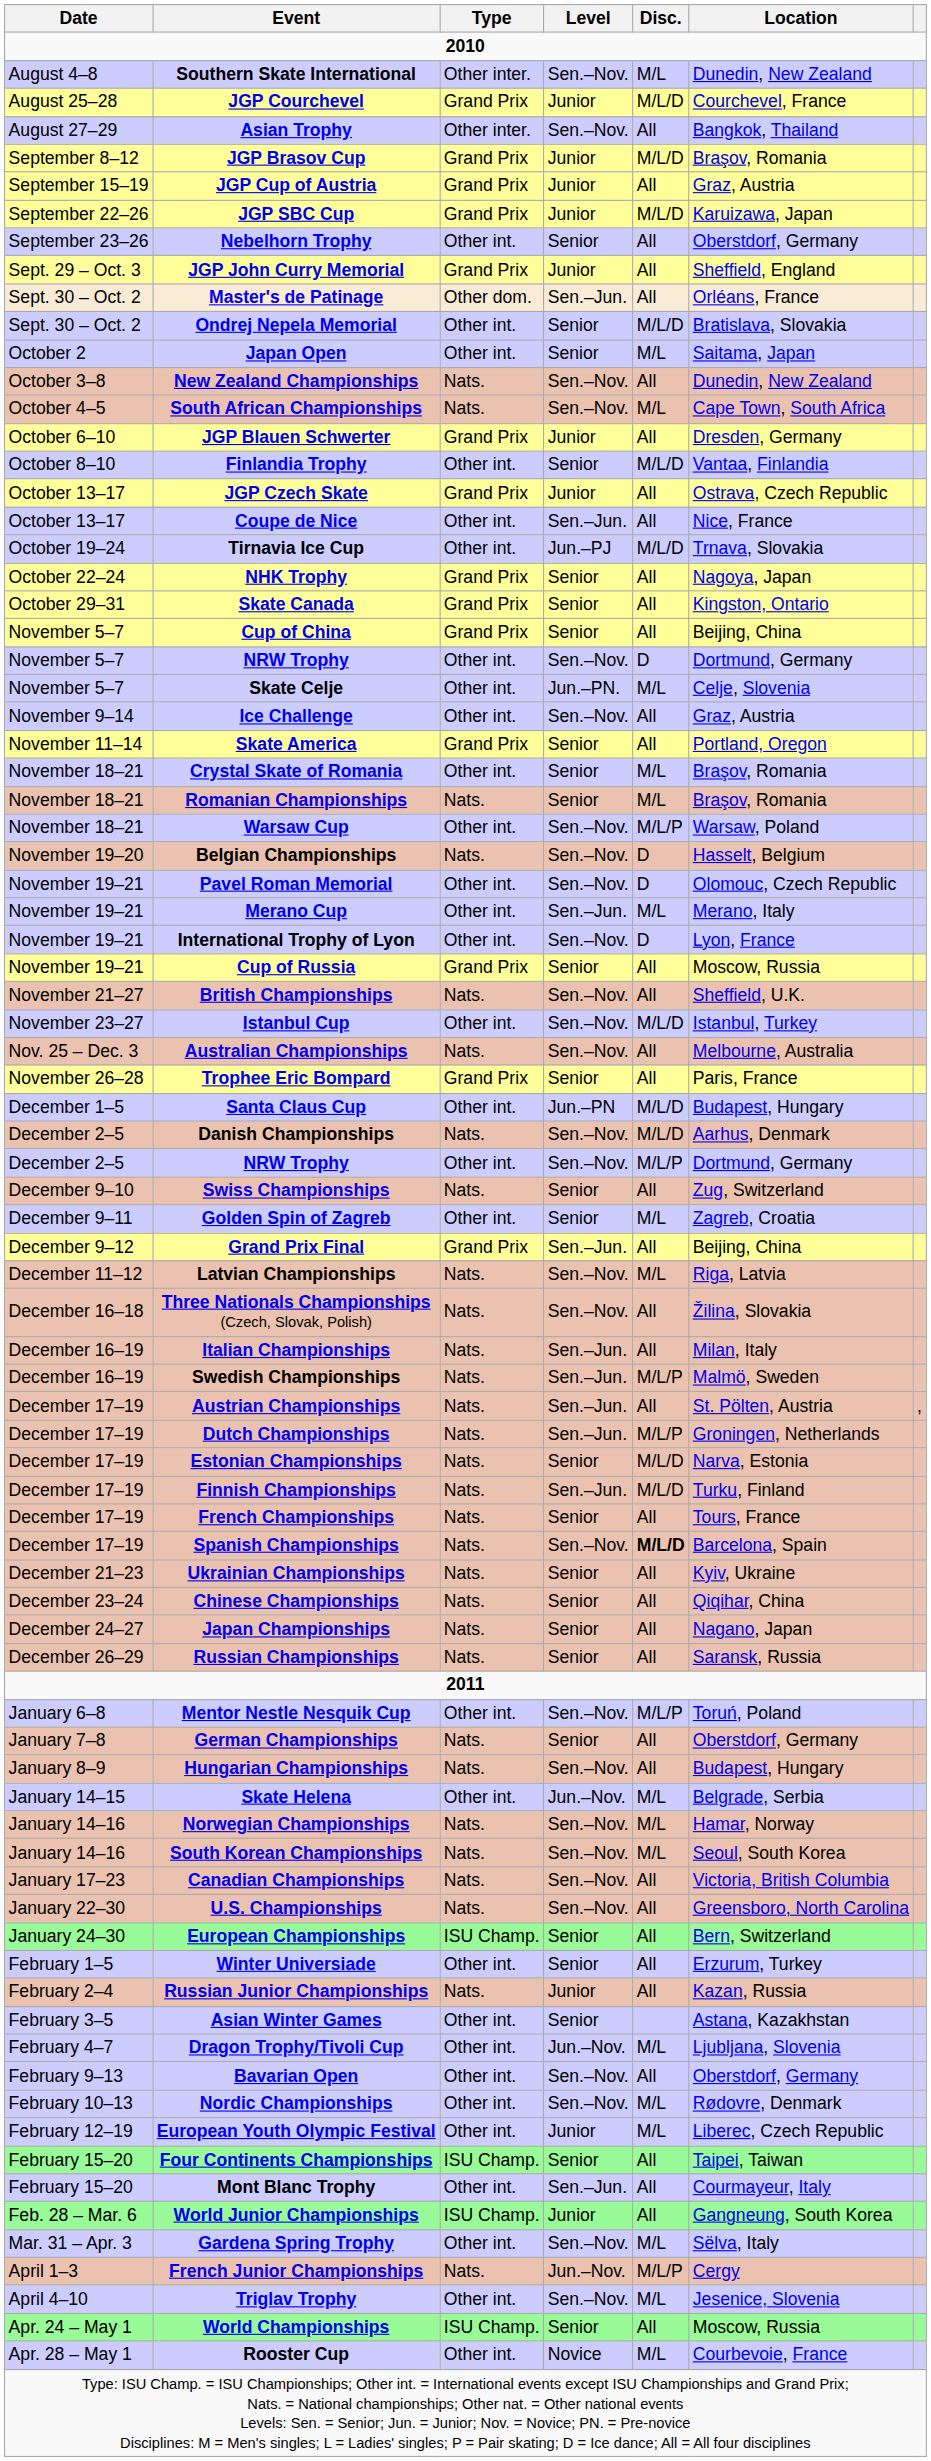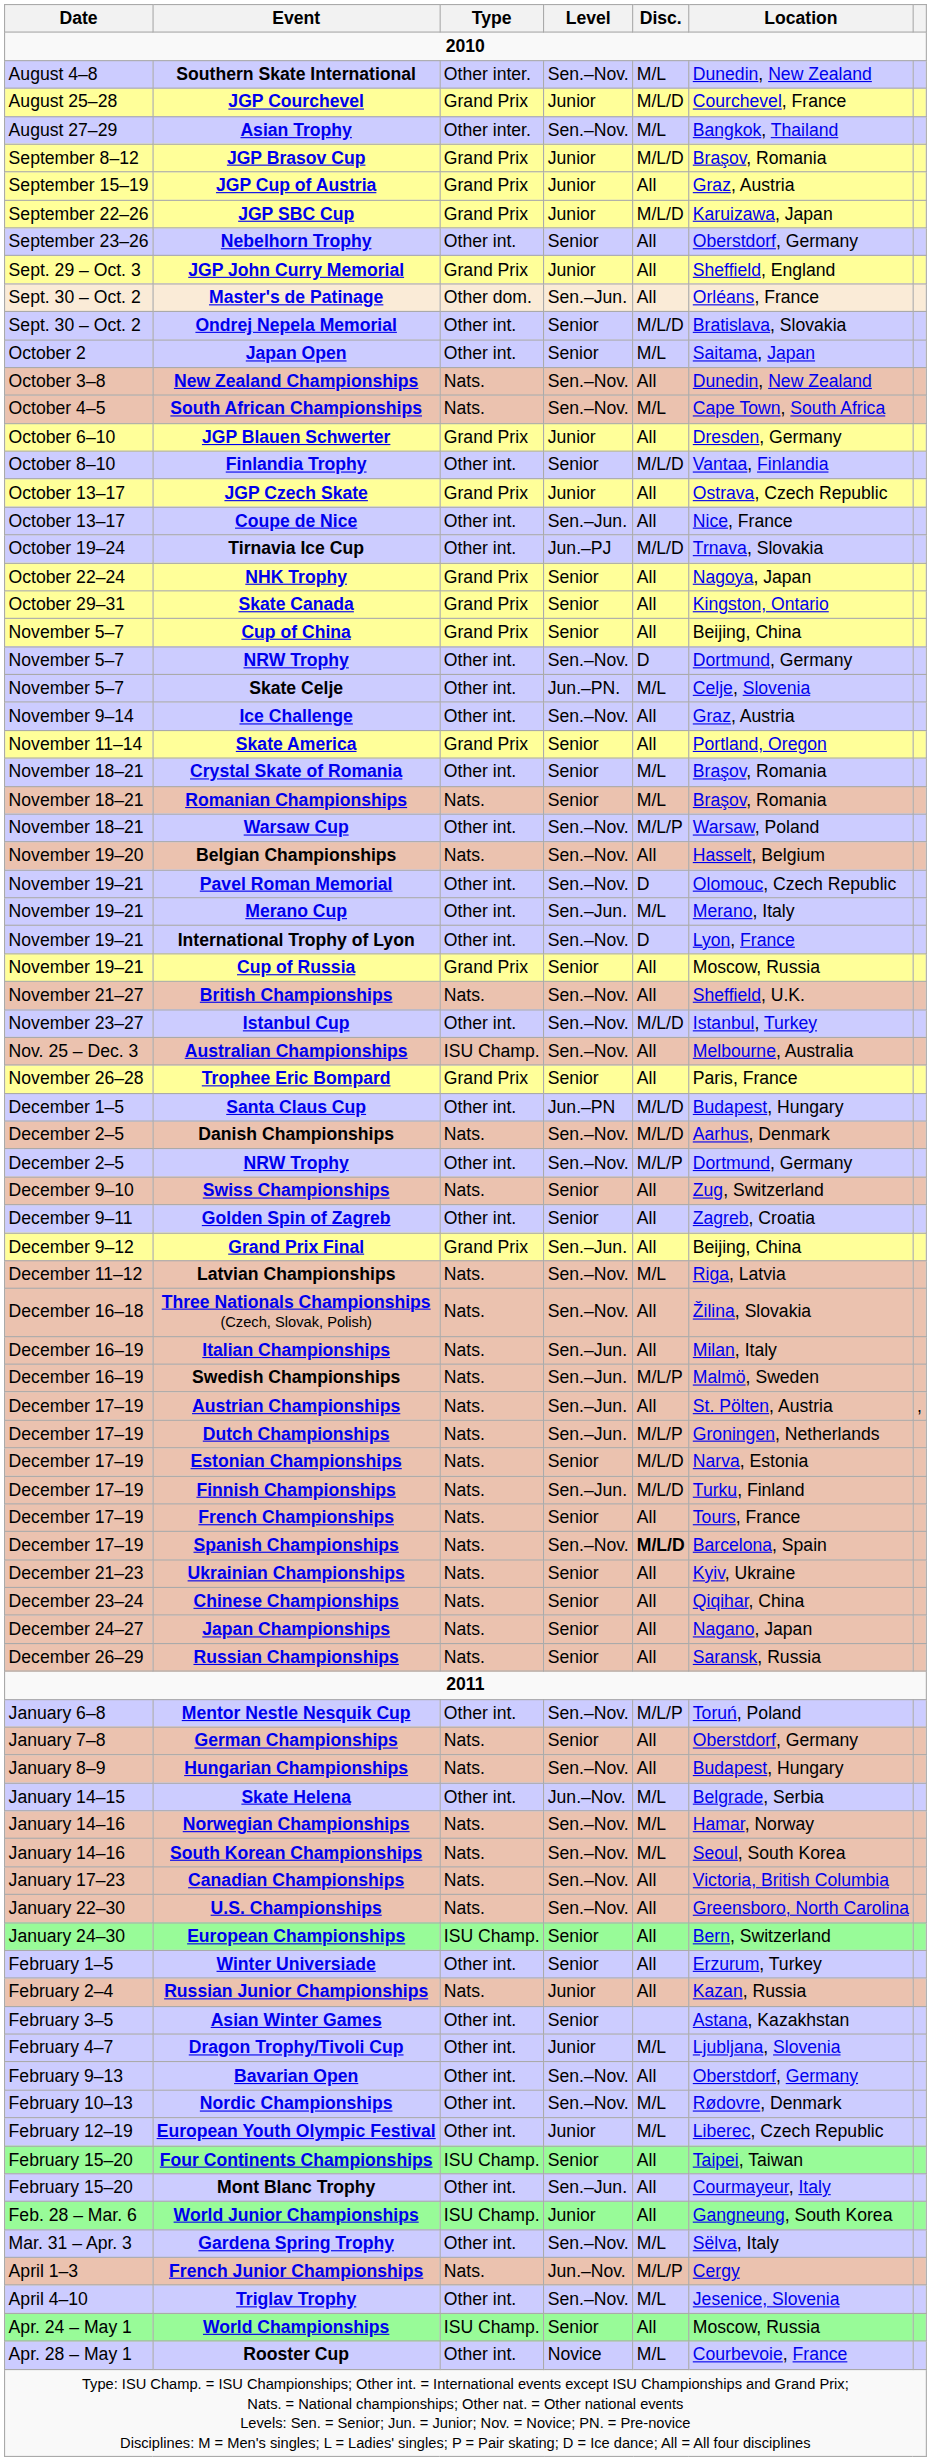(647, 130) All -> (651, 130) M/L
(643, 855) D -> (647, 855) All
(464, 1051) Nats. -> (492, 1051) ISU Champ.
(651, 1218) M/L -> (647, 1218) All
(587, 2047) Jun.–Nov. -> (572, 2047) Junior
